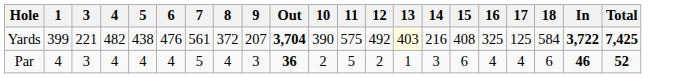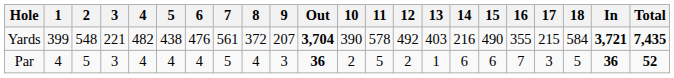+ column: (86, 15)
(351, 38) 575 -> (380, 38) 578
(408, 38) lightyellow background -> (436, 38) no background
(464, 38) 408 -> (493, 38) 490
(493, 38) 325 -> (521, 38) 355
(521, 38) 125 -> (549, 38) 215
(583, 38) 3,722 -> (611, 38) 3,721
(622, 38) 7,425 -> (650, 38) 7,435
(436, 61) 3 -> (464, 61) 6
(493, 61) 4 -> (521, 61) 7
(521, 61) 4 -> (549, 61) 3
(549, 61) 6 -> (577, 61) 5
(583, 61) 46 -> (611, 61) 36
